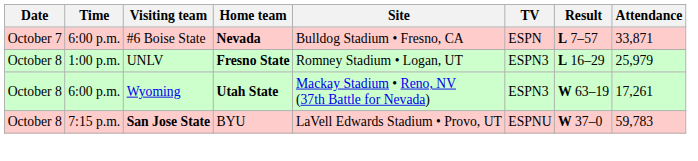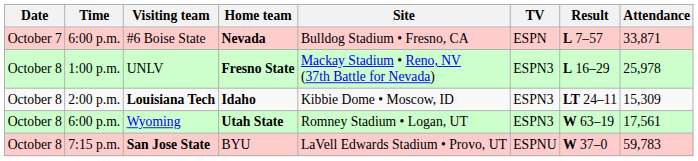(379, 61) Romney Stadium • Logan, UT -> (381, 69) Mackay Stadium • Reno, NV (37th Battle for Nevada)
(634, 61) 25,979 -> (642, 69) 25,978
+ row: (171, 99)
(376, 91) Mackay Stadium • Reno, NV (37th Battle for Nevada) -> (384, 122) Romney Stadium • Logan, UT
(634, 91) 17,261 -> (642, 122) 17,561
